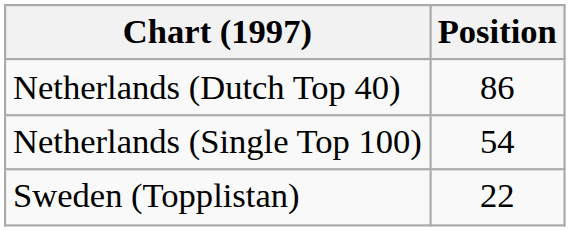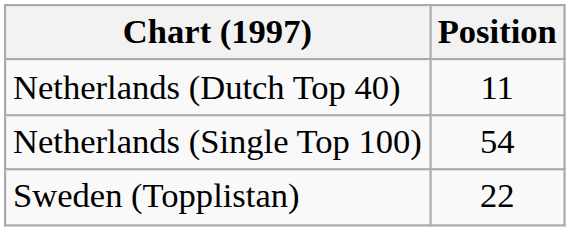(497, 86) 86 -> (497, 86) 11
